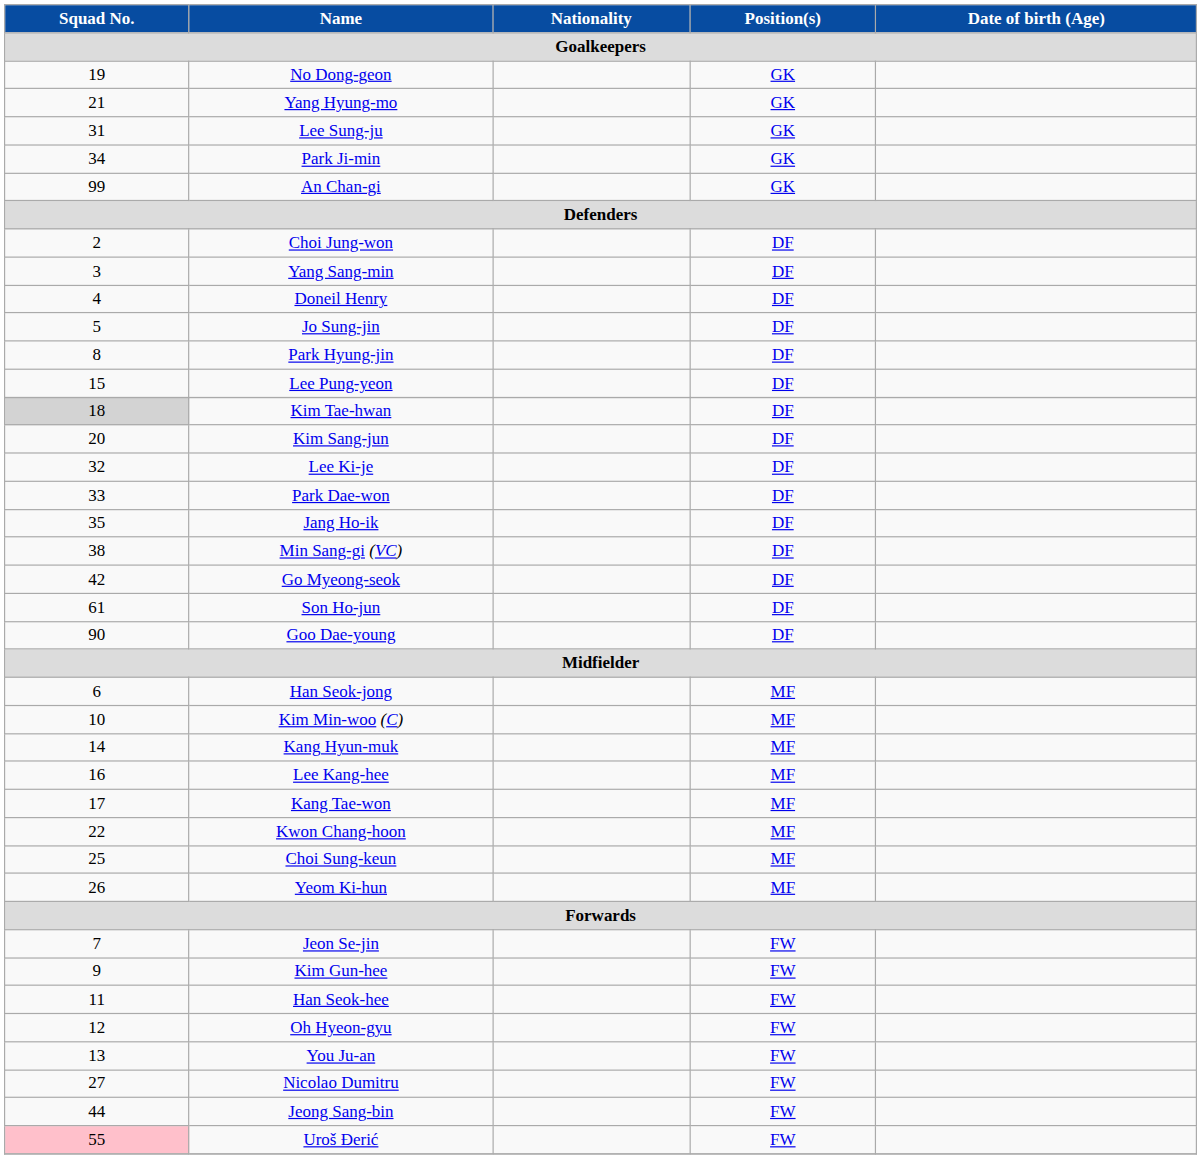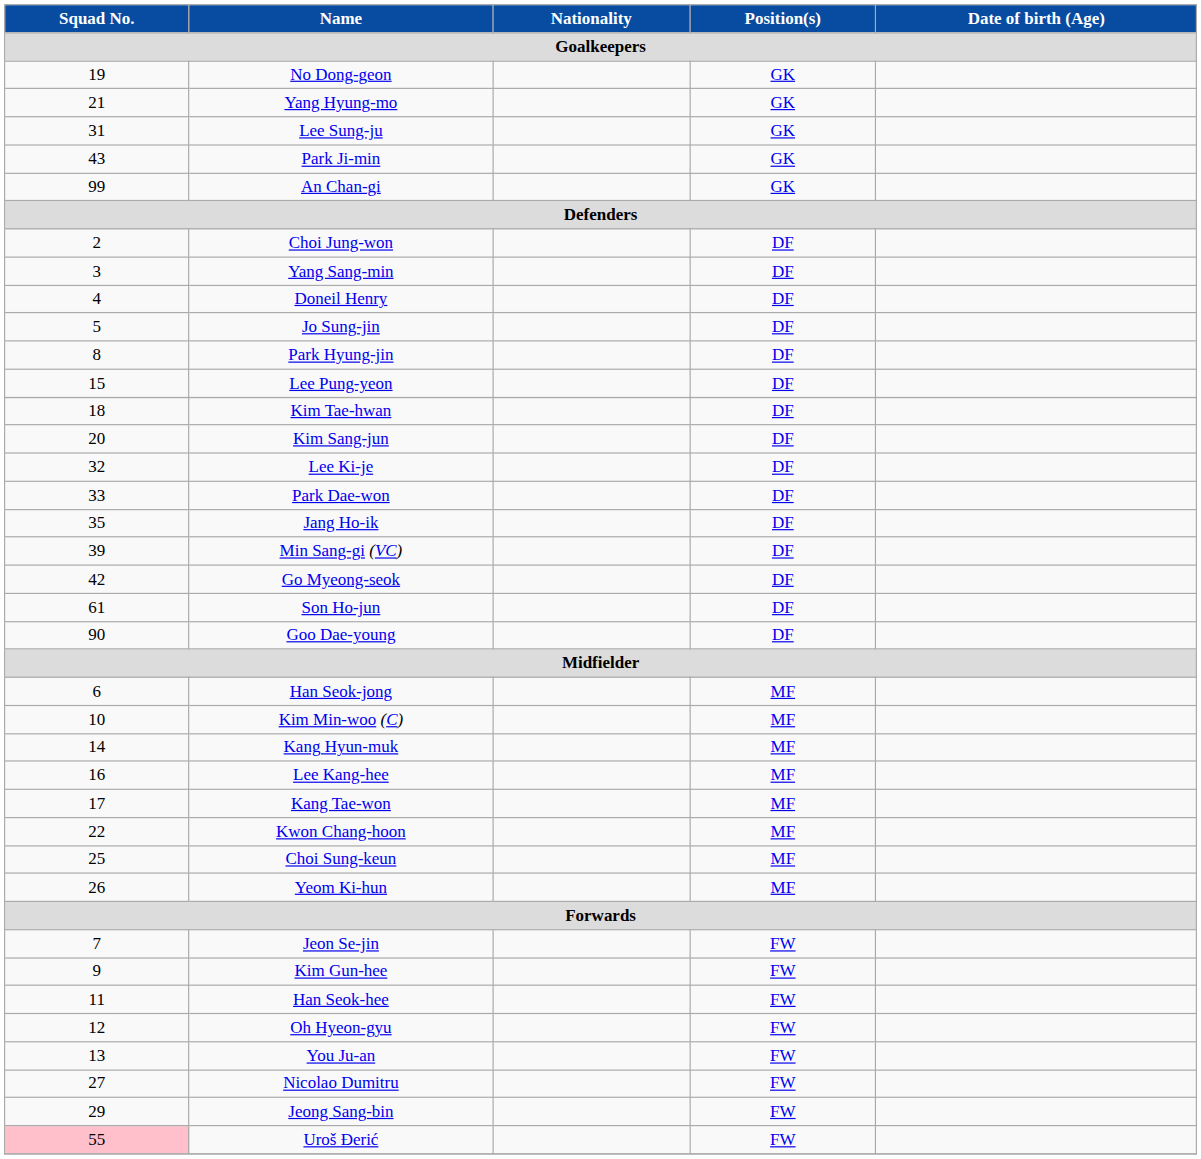(97, 159) 34 -> (97, 159) 43
(97, 411) lightgrey background -> (97, 411) no background
(97, 551) 38 -> (97, 551) 39
(97, 1111) 44 -> (97, 1111) 29
